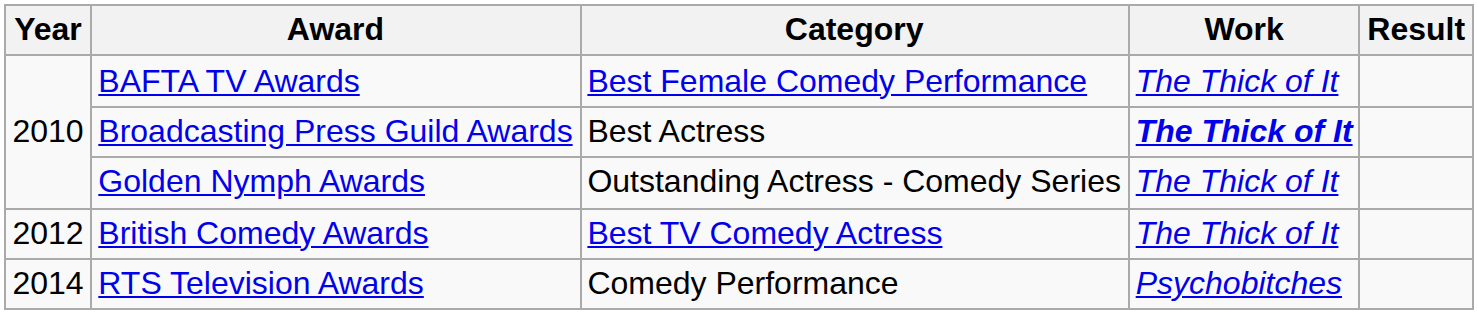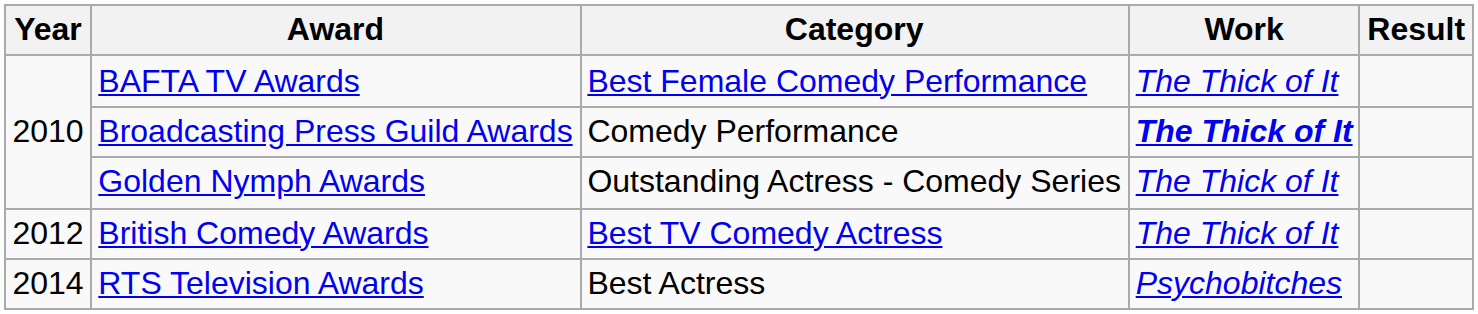(676, 131) Best Actress -> (743, 131) Comedy Performance
(743, 283) Comedy Performance -> (676, 283) Best Actress
